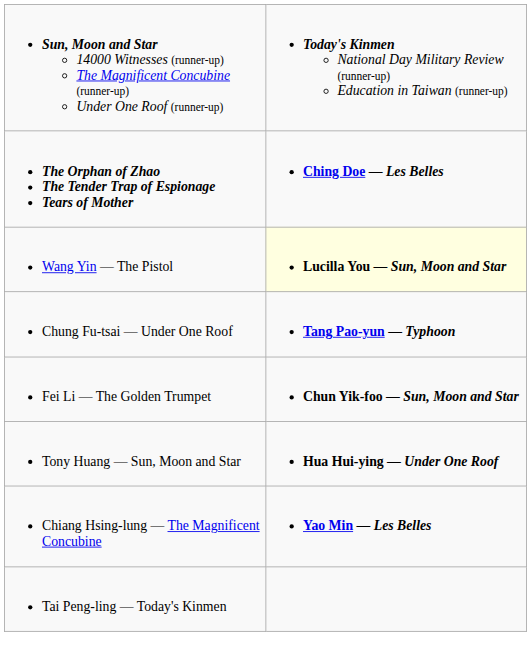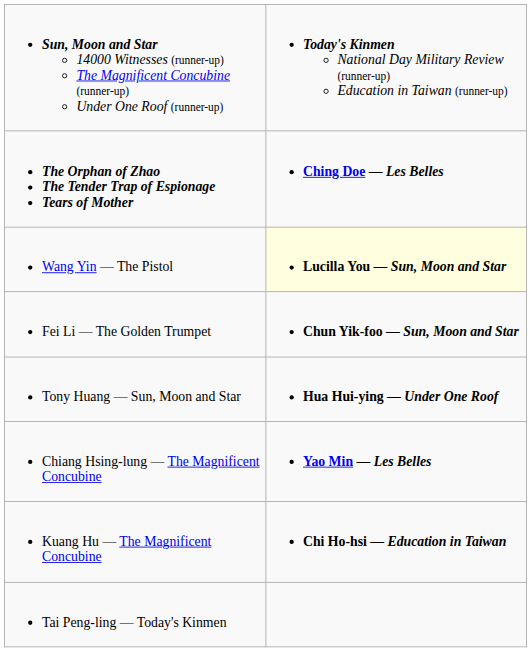- row: (135, 332)
+ row: (135, 550)
